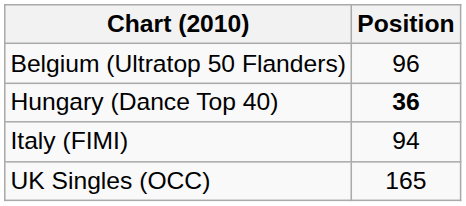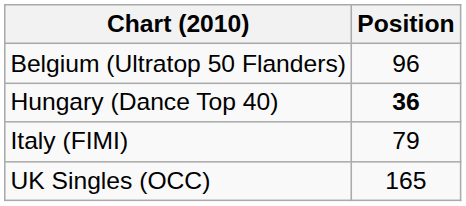(406, 141) 94 -> (406, 141) 79
